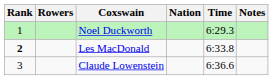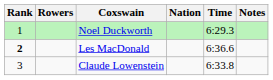(220, 48) 6:33.8 -> (220, 48) 6:36.6
(220, 65) 6:36.6 -> (220, 65) 6:33.8
